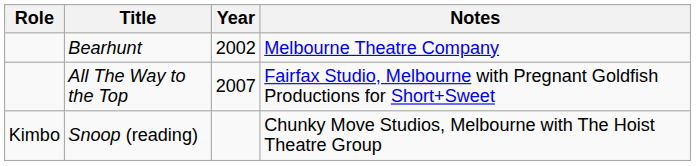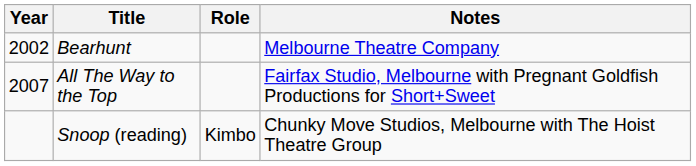columns swapped: (236, 18) <-> (34, 18)
